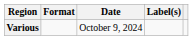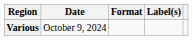columns swapped: (111, 12) <-> (59, 12)
